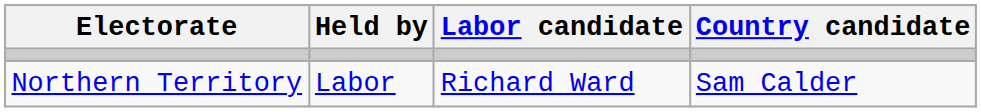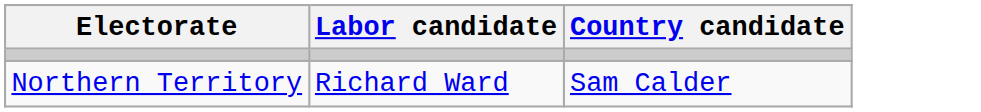- column: (371, 27)
